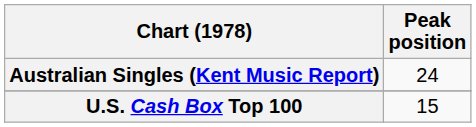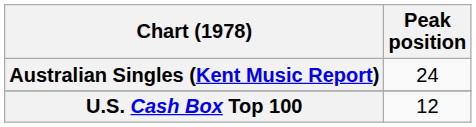(427, 106) 15 -> (427, 106) 12
